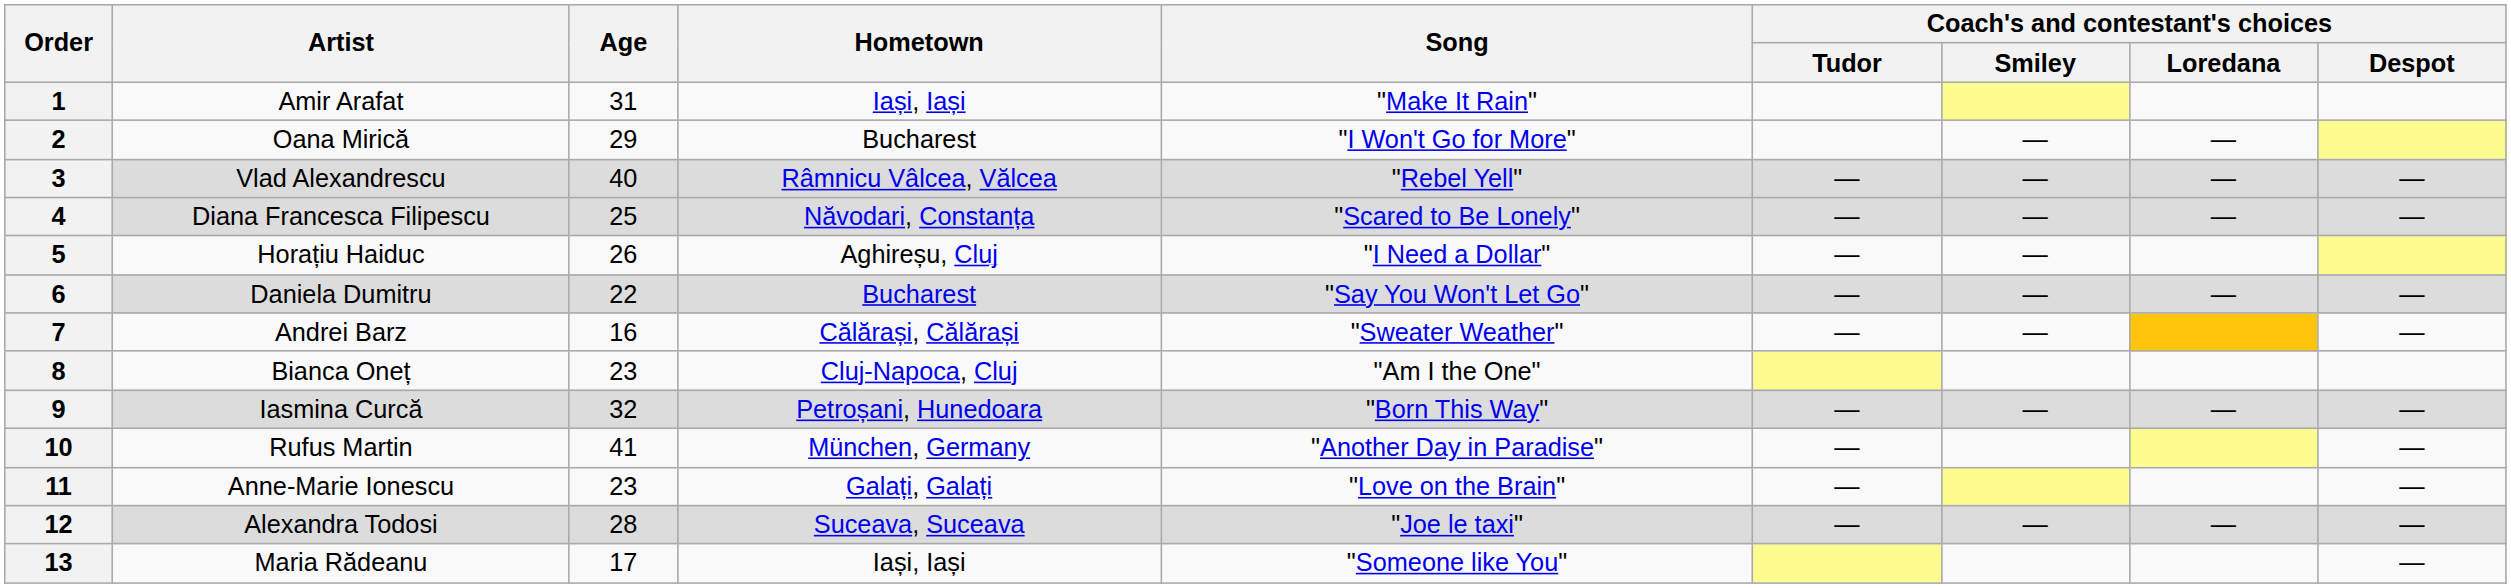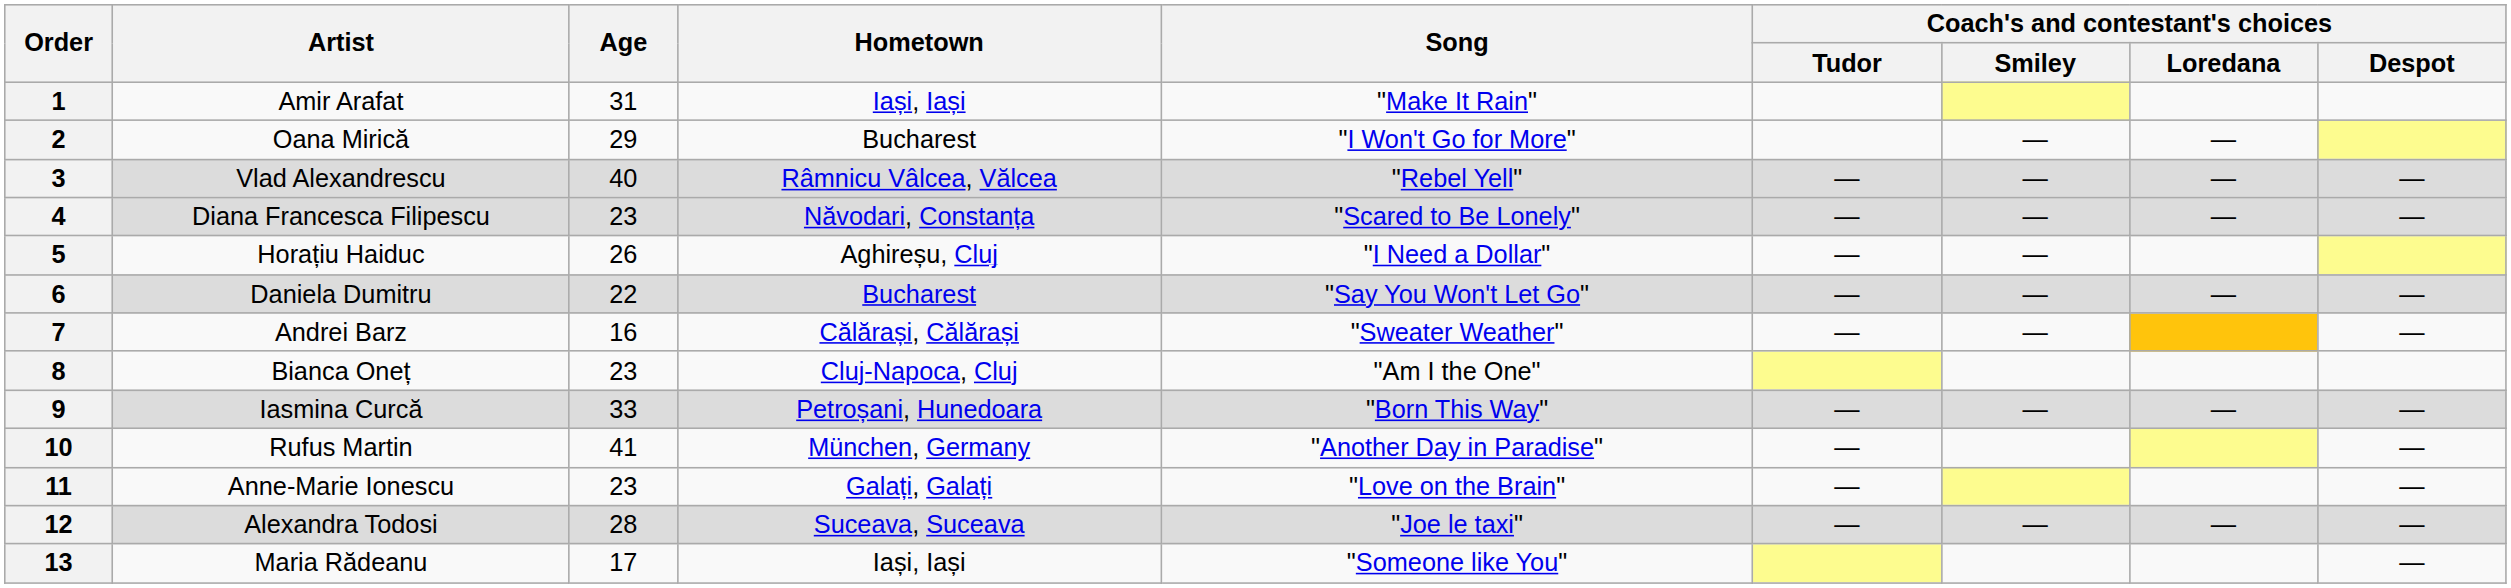(623, 217) 25 -> (623, 217) 23
(623, 409) 32 -> (623, 409) 33
